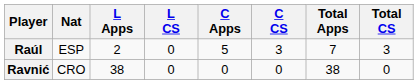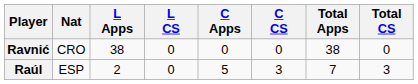rows swapped: (28, 69) <-> (28, 49)
